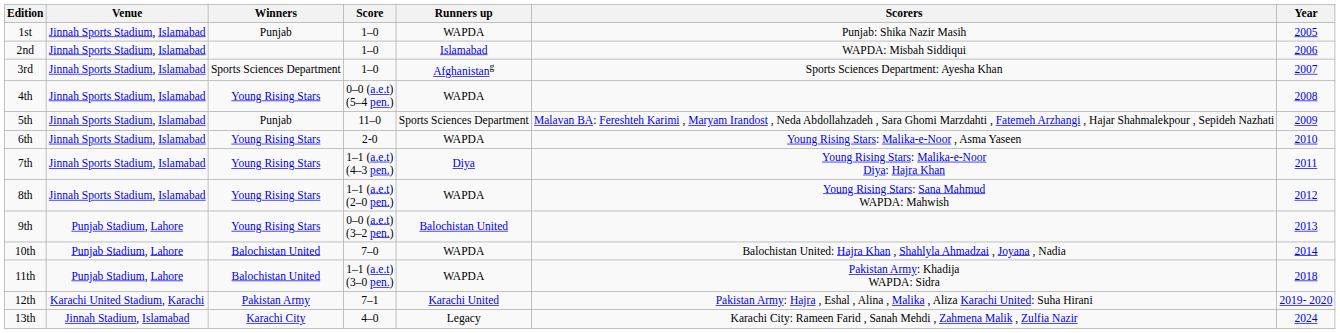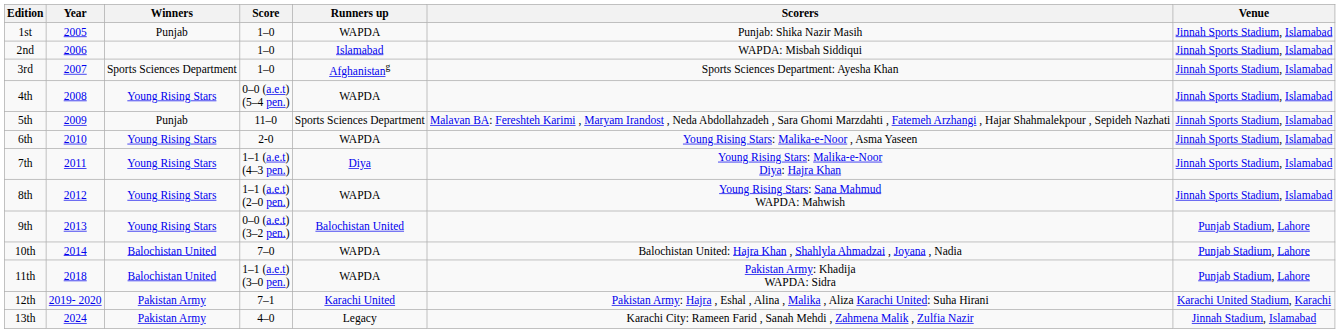columns swapped: (1306, 13) <-> (127, 13)
(276, 319) Karachi City -> (172, 319) Pakistan Army
